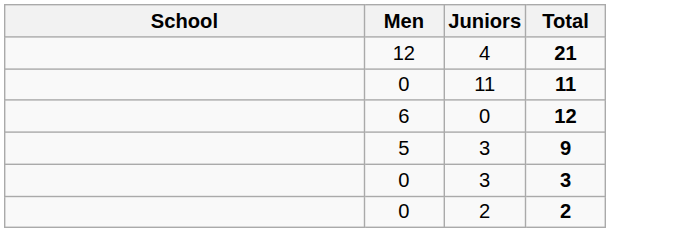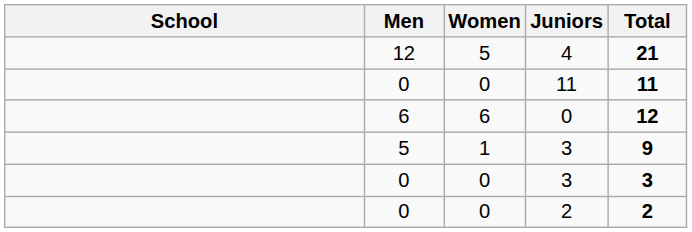+ column: (485, 21)
